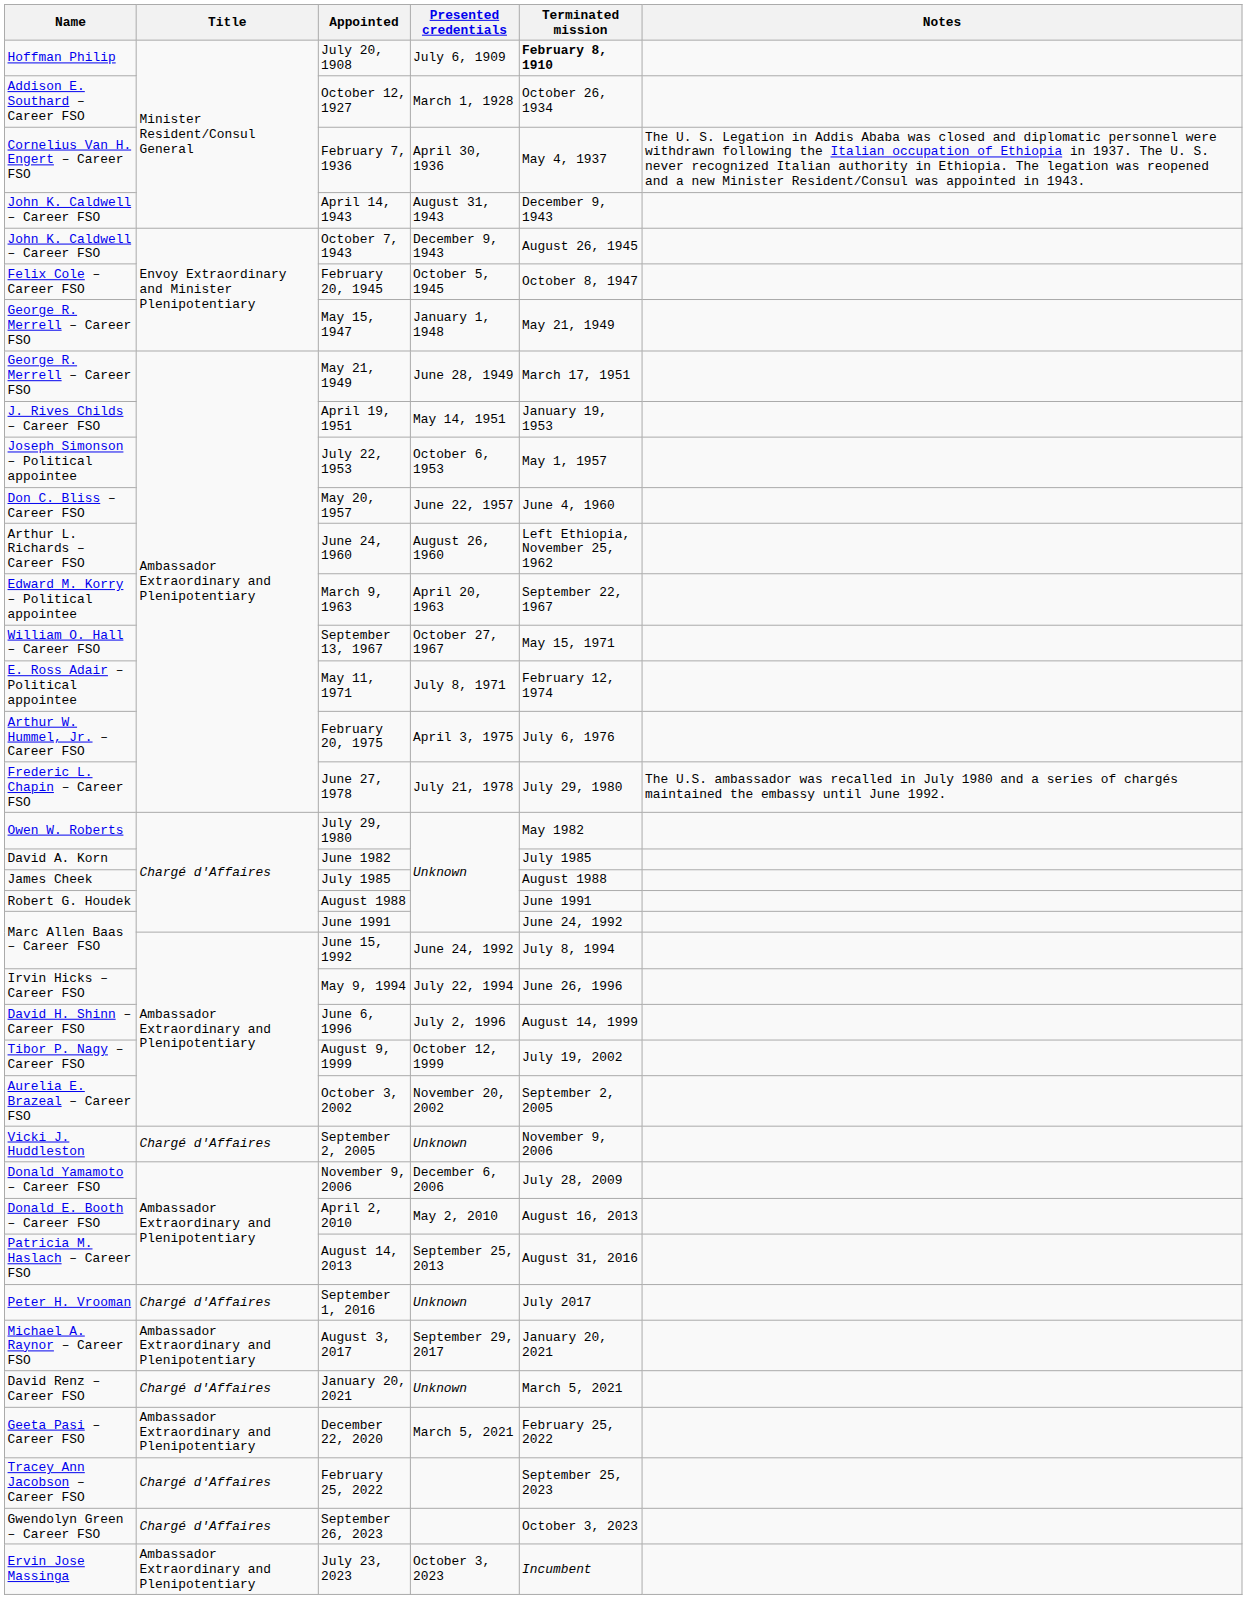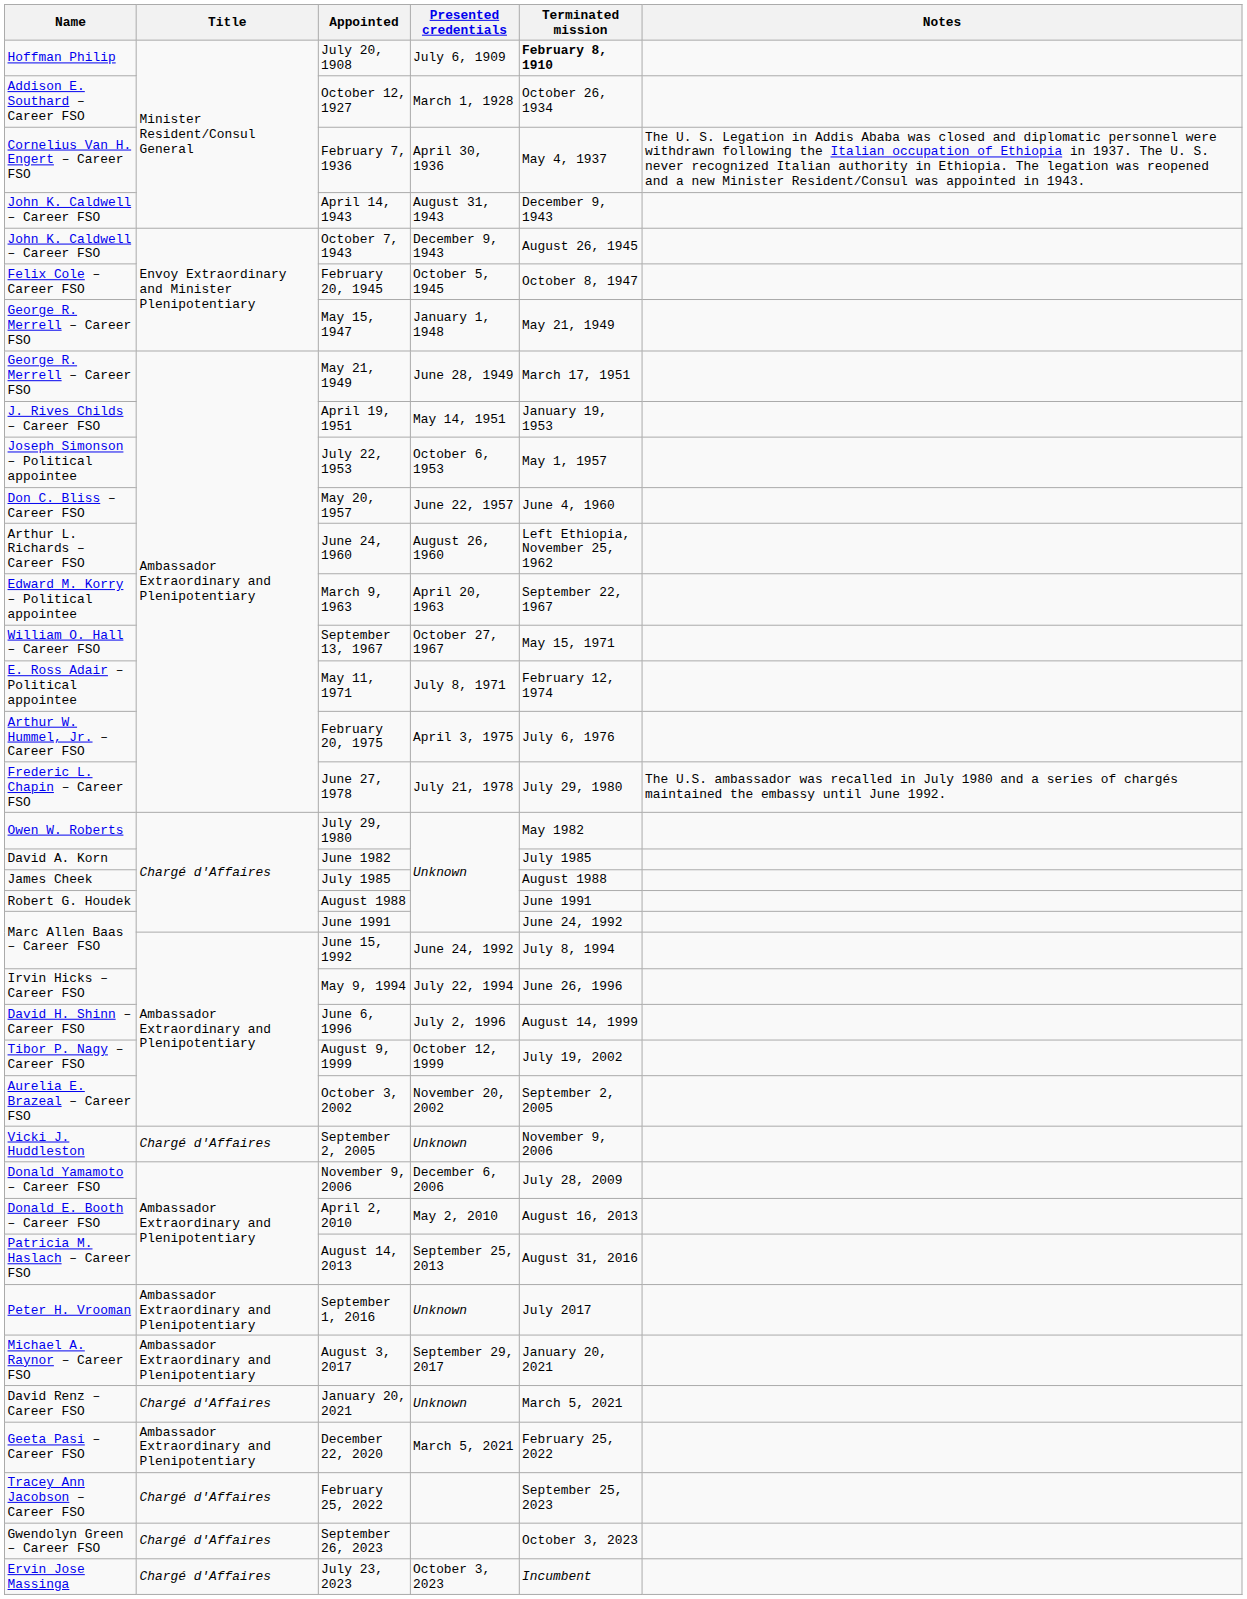(205, 1302) Chargé d'Affaires -> (205, 1310) Ambassador Extraordinary and Plenipotentiary
(205, 1569) Ambassador Extraordinary and Plenipotentiary -> (205, 1577) Chargé d'Affaires
